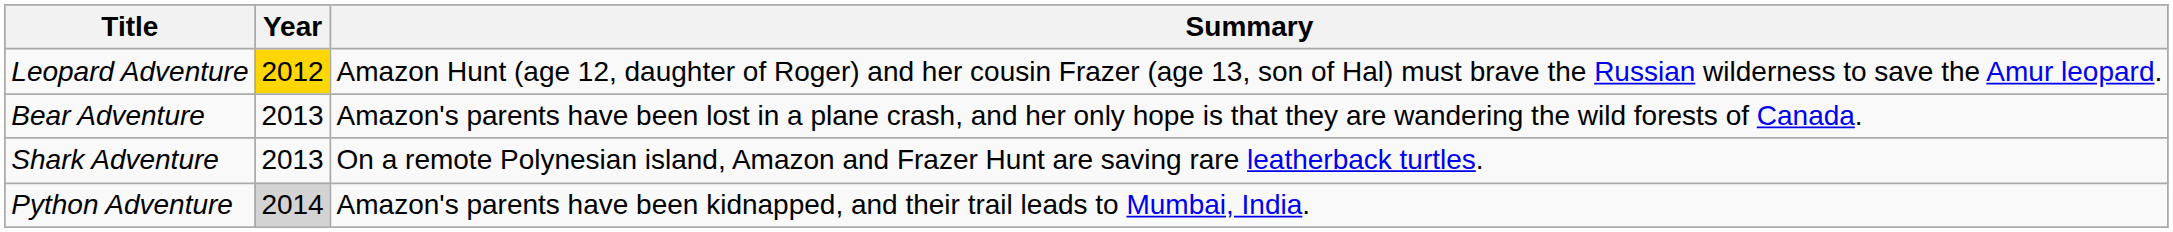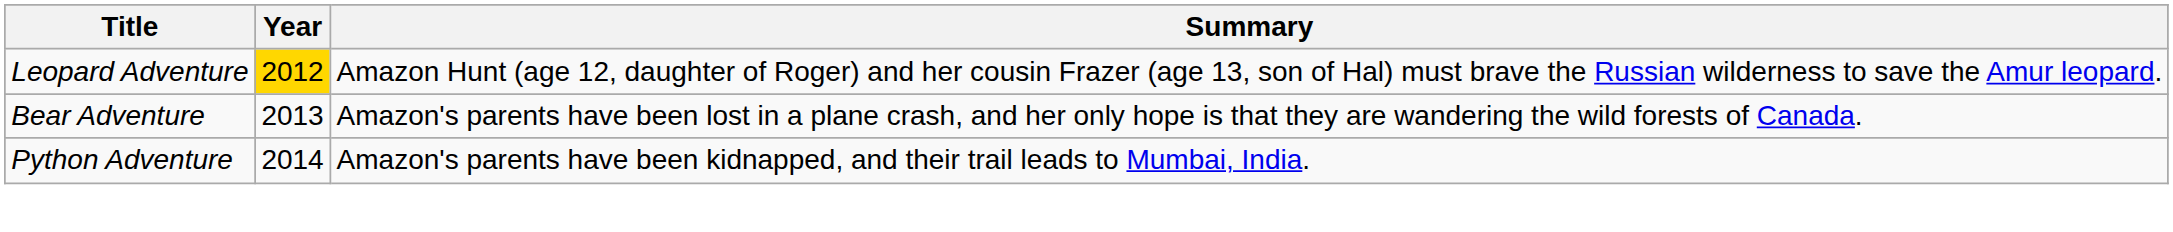- row: (115, 159)
(293, 204) lightgrey background -> (293, 159) no background
